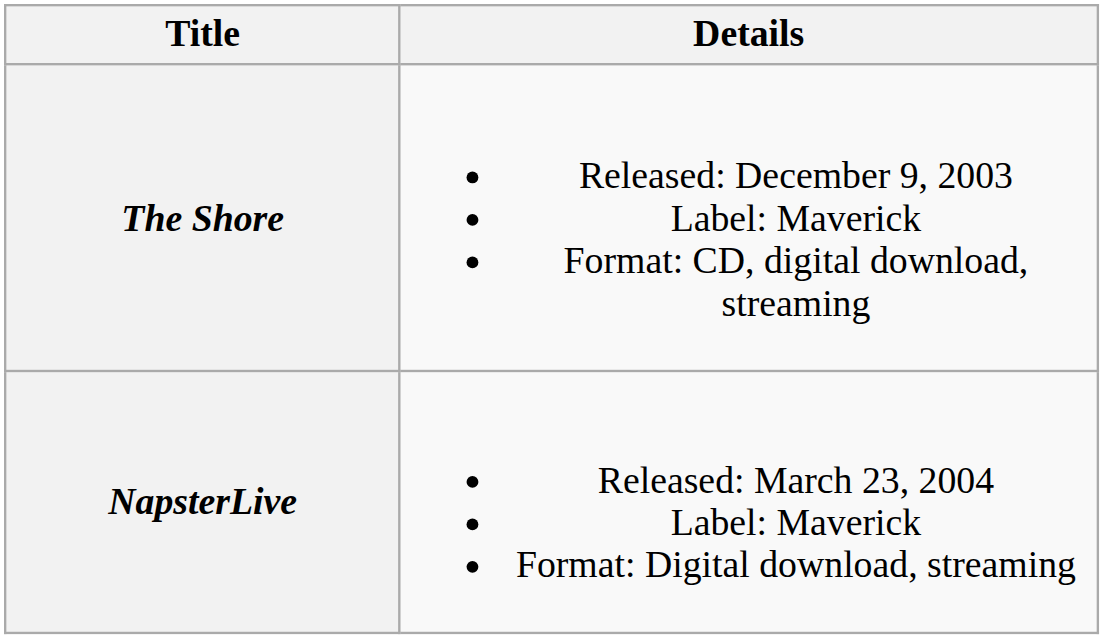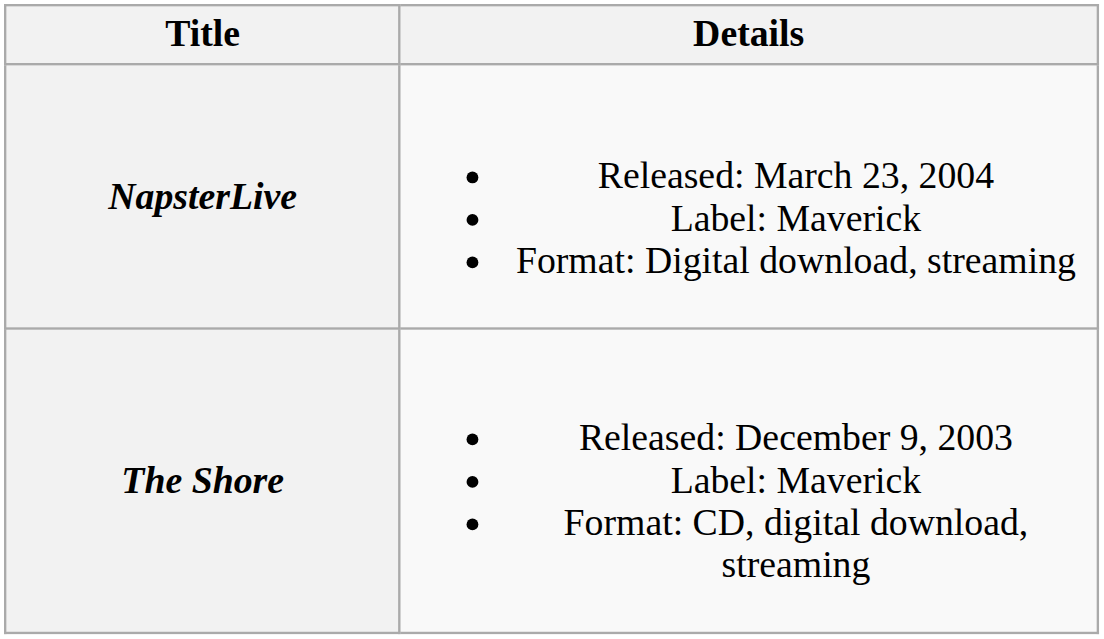rows swapped: (203, 217) <-> (203, 501)
